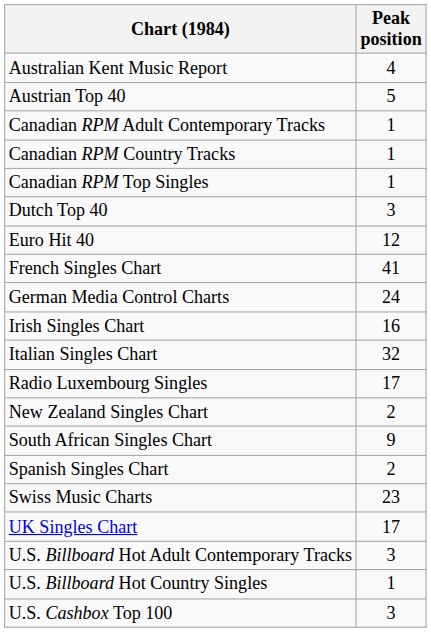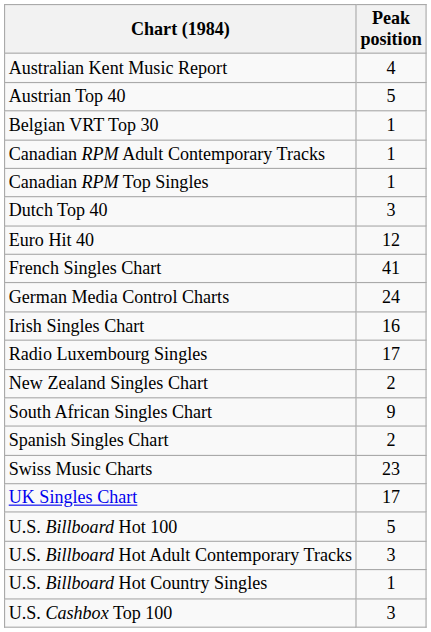+ row: (84, 125)
- row: (122, 153)
- row: (83, 354)
+ row: (93, 526)
